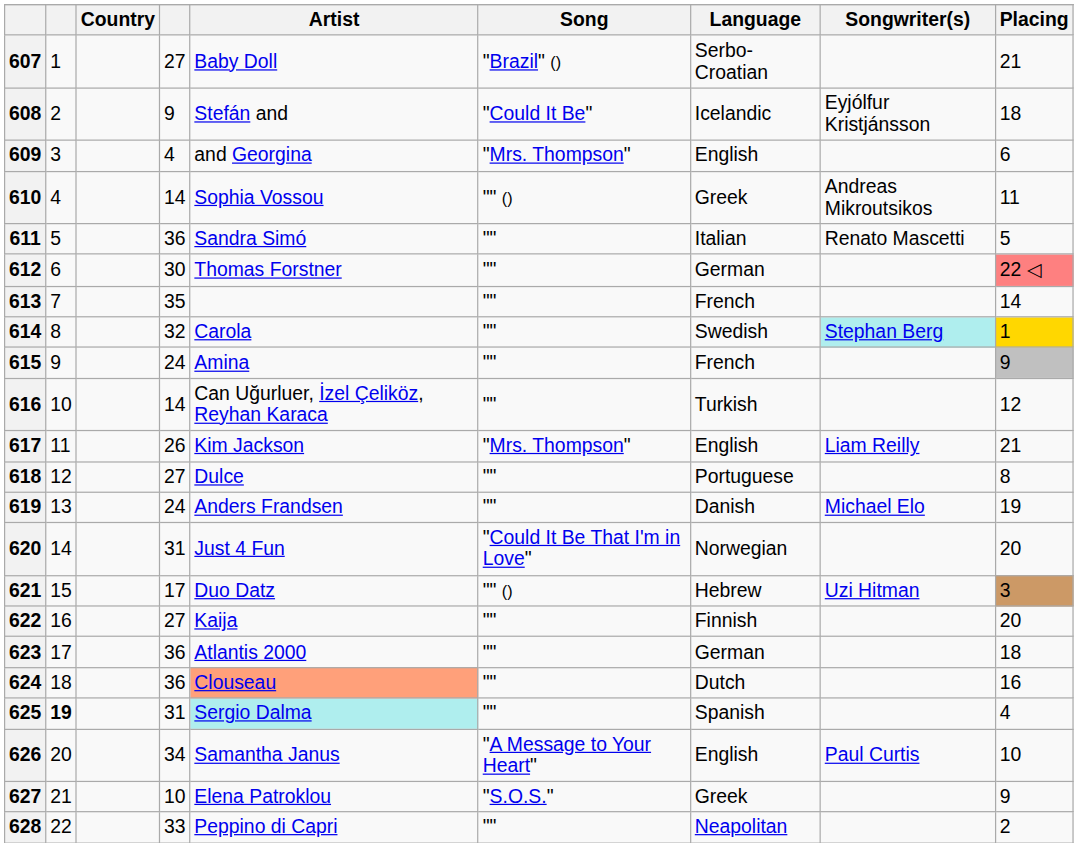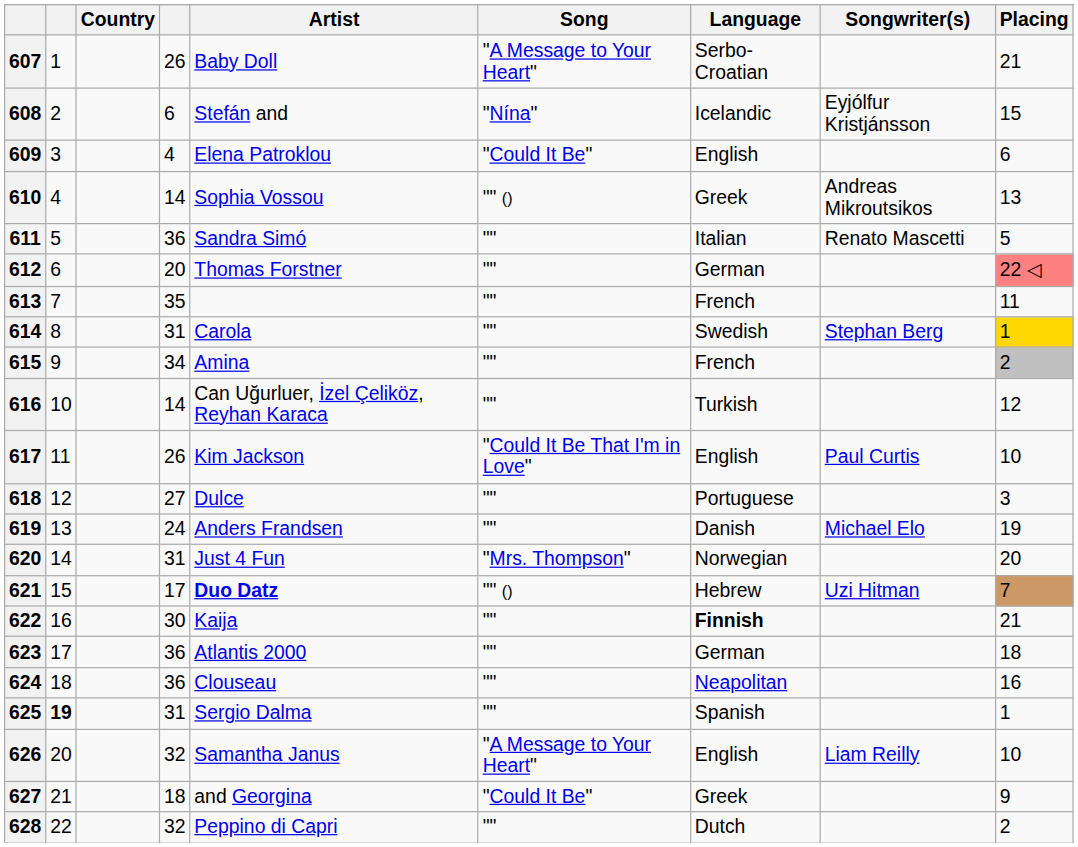(175, 61) 27 -> (175, 61) 26
(522, 61) "Brazil" () -> (567, 61) "A Message to Your Heart"
(169, 113) 9 -> (169, 113) 6
(537, 113) "Could It Be" -> (510, 113) "Nína"
(1010, 113) 18 -> (1010, 113) 15
(253, 155) and Georgina -> (263, 155) Elena Patroklou
(557, 155) "Mrs. Thompson" -> (537, 155) "Could It Be"
(1010, 197) 11 -> (1010, 197) 13
(175, 270) 30 -> (175, 270) 20
(1010, 301) 14 -> (1010, 301) 11
(175, 332) 32 -> (175, 332) 31
(884, 332) paleturquoise background -> (884, 332) no background
(175, 362) 24 -> (175, 362) 34
(1005, 362) 9 -> (1005, 362) 2
(557, 445) "Mrs. Thompson" -> (581, 456) "Could It Be That I'm in Love"
(872, 445) Liam Reilly -> (872, 456) Paul Curtis
(1010, 445) 21 -> (1010, 456) 10
(1005, 476) 8 -> (1005, 498) 3
(581, 548) "Could It Be That I'm in Love" -> (557, 559) "Mrs. Thompson"
(235, 590) normal -> (236, 590) bold
(1005, 590) 3 -> (1005, 590) 7
(175, 621) 27 -> (175, 621) 30
(726, 621) normal -> (729, 621) bold
(1010, 621) 20 -> (1010, 621) 21
(235, 682) lightsalmon background -> (235, 682) no background
(720, 682) Dutch -> (741, 682) Neapolitan
(253, 713) paleturquoise background -> (253, 713) no background
(1005, 713) 4 -> (1005, 713) 1
(175, 754) 34 -> (175, 754) 32
(872, 754) Paul Curtis -> (872, 754) Liam Reilly
(175, 796) 10 -> (175, 796) 18
(263, 796) Elena Patroklou -> (253, 796) and Georgina
(518, 796) "S.O.S." -> (537, 796) "Could It Be"
(175, 827) 33 -> (175, 827) 32
(741, 827) Neapolitan -> (720, 827) Dutch
